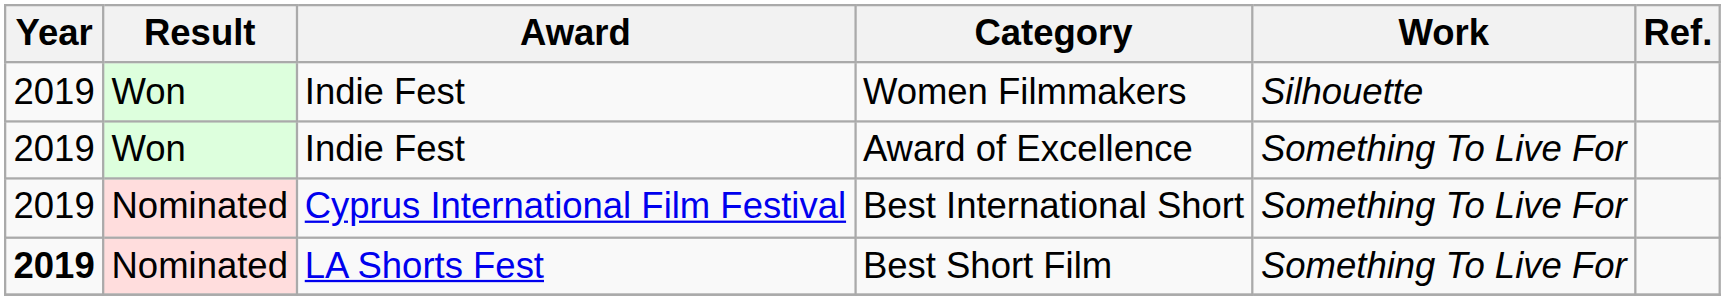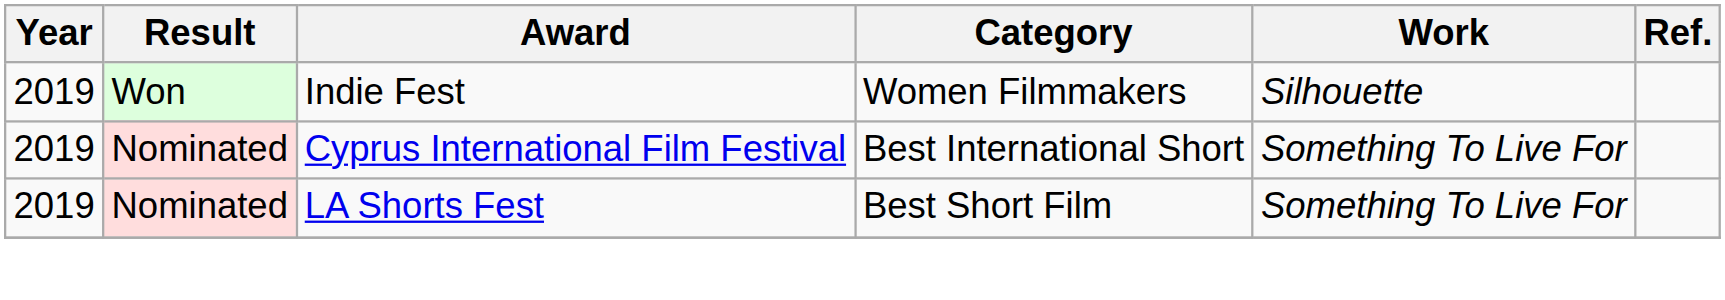- row: (1028, 149)
(54, 264) bold -> (54, 206) normal
